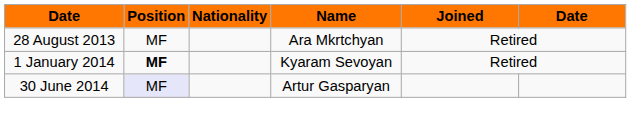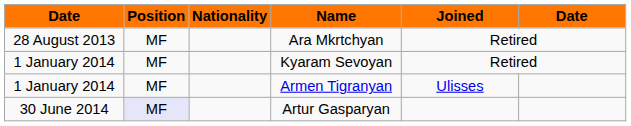(156, 63) bold -> (156, 63) normal
+ row: (336, 86)
